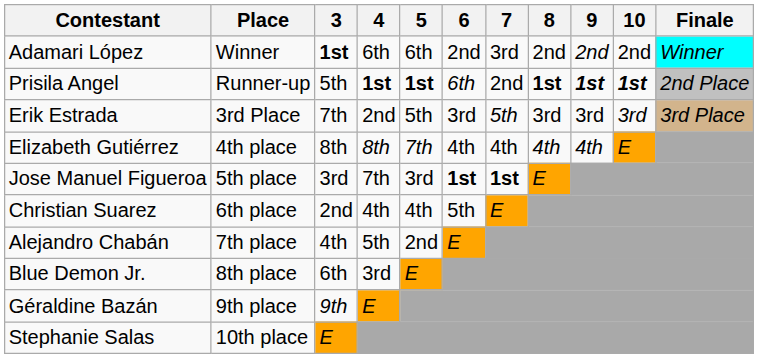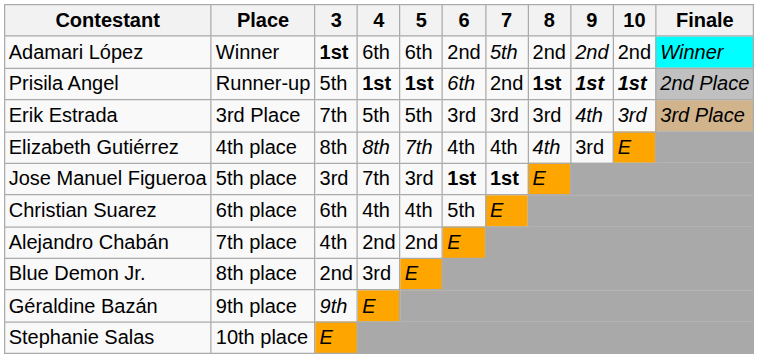(504, 52) 3rd -> (504, 52) 5th
(379, 115) 2nd -> (376, 115) 5th
(504, 115) 5th -> (504, 115) 3rd
(590, 115) 3rd -> (589, 115) 4th
(589, 147) 4th -> (590, 147) 3rd
(336, 210) 2nd -> (333, 210) 6th
(376, 242) 5th -> (379, 242) 2nd
(333, 274) 6th -> (336, 274) 2nd
